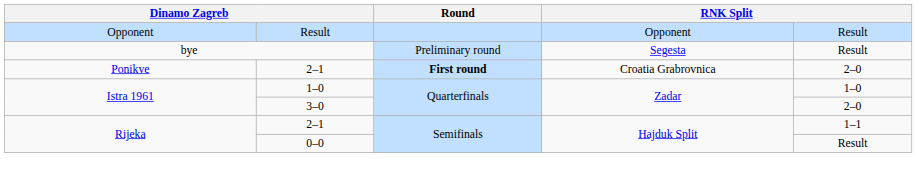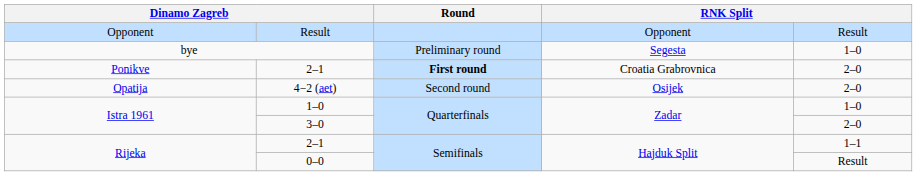(853, 50) Result -> (853, 50) 1–0
+ row: (130, 87)
